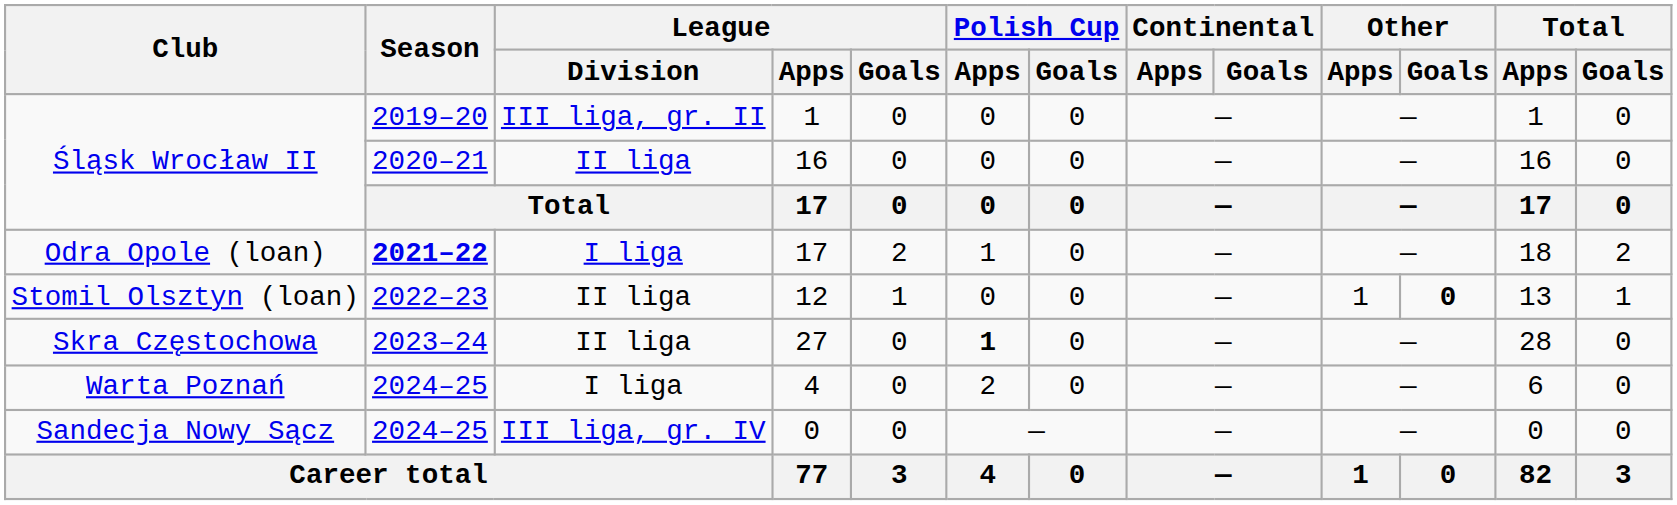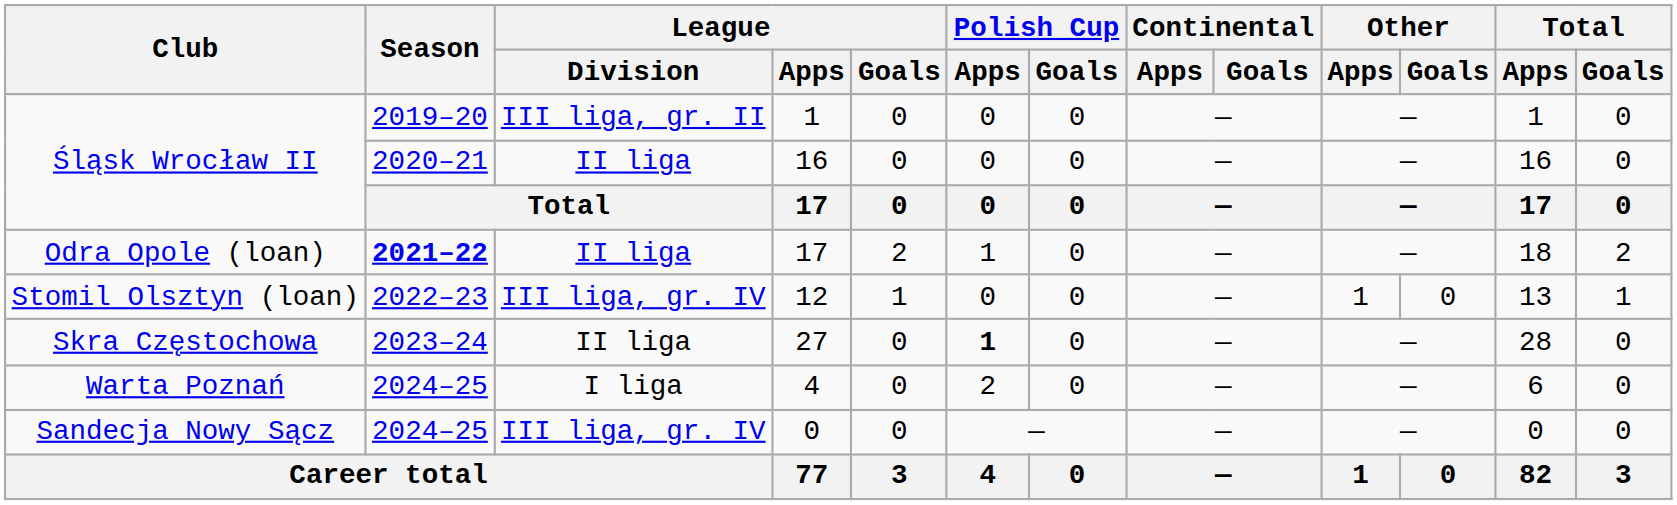(633, 252) I liga -> (633, 252) II liga
(633, 297) II liga -> (633, 297) III liga, gr. IV
(1448, 297) bold -> (1448, 297) normal
